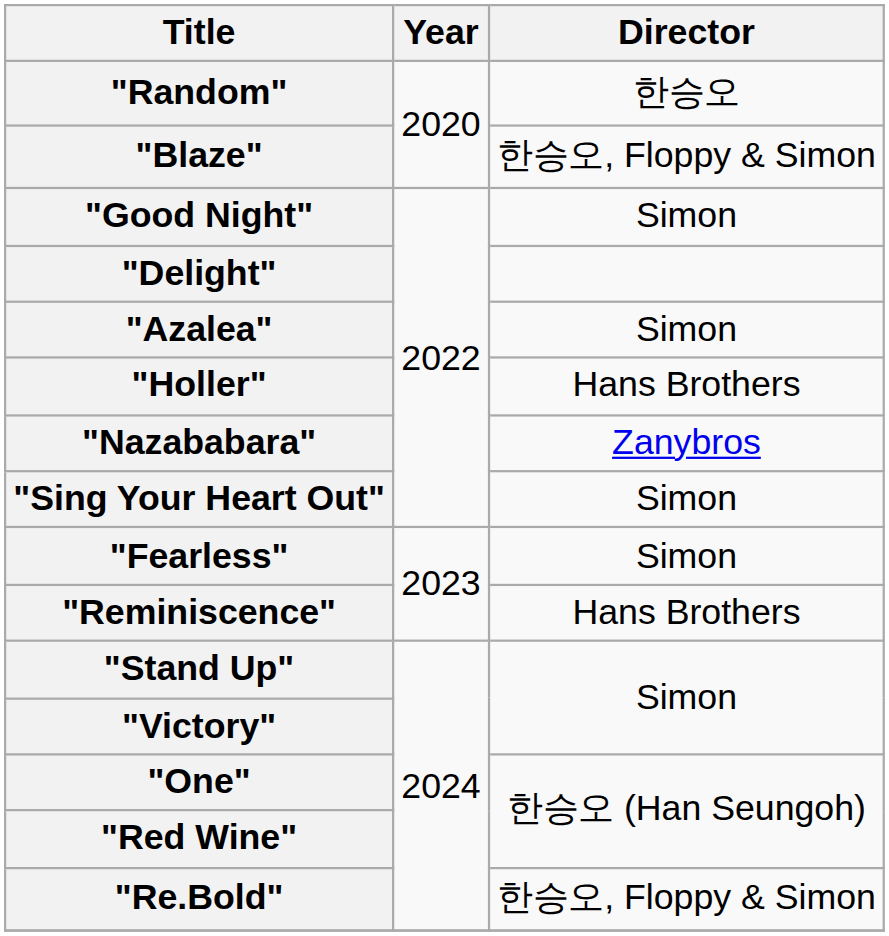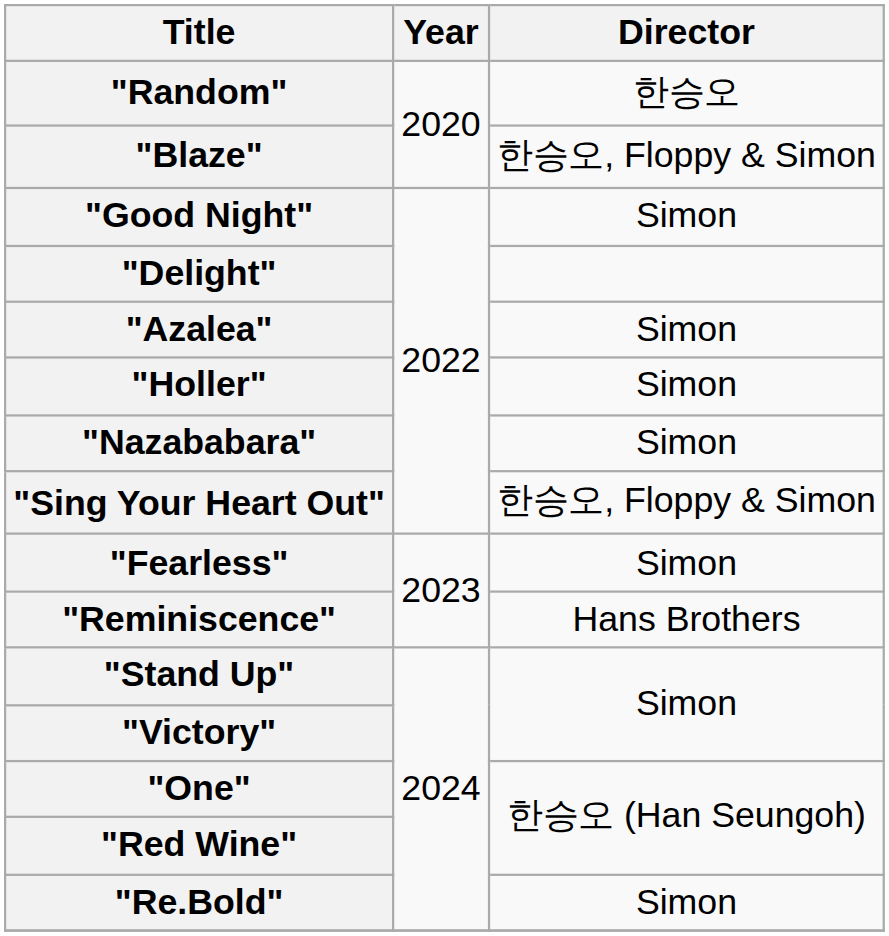(686, 385) Hans Brothers -> (686, 385) Simon
(686, 442) Zanybros -> (686, 442) Simon
(686, 498) Simon -> (686, 501) 한승오, Floppy & Simon
(686, 897) 한승오, Floppy & Simon -> (686, 901) Simon
